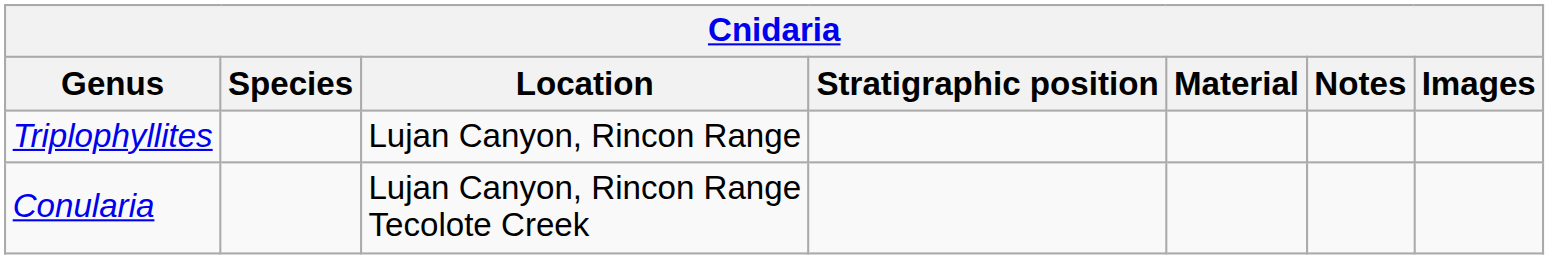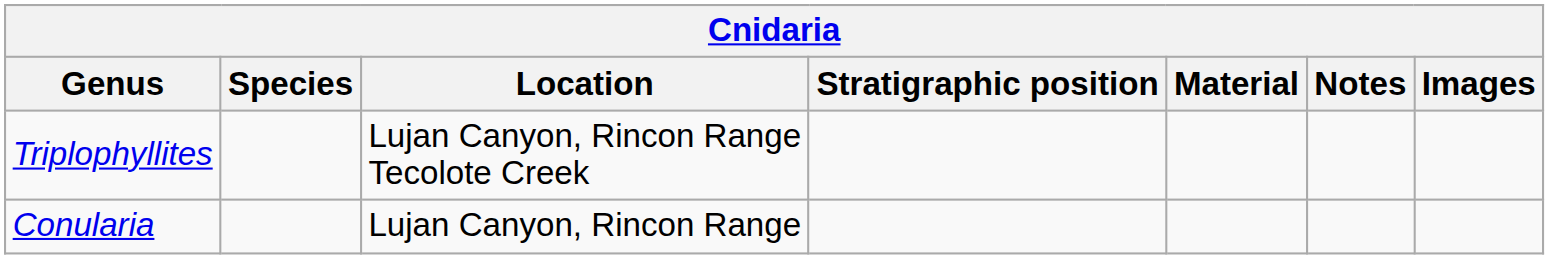(585, 135) Lujan Canyon, Rincon Range -> (585, 154) Lujan Canyon, Rincon Range Tecolote Creek
(585, 206) Lujan Canyon, Rincon Range Tecolote Creek -> (585, 225) Lujan Canyon, Rincon Range
